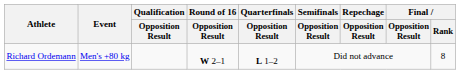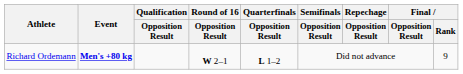(105, 56) normal -> (106, 56) bold
(443, 56) 8 -> (446, 56) 9
